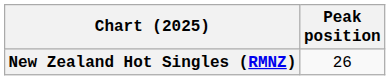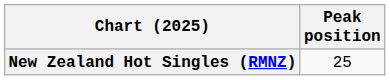(342, 62) 26 -> (342, 62) 25
